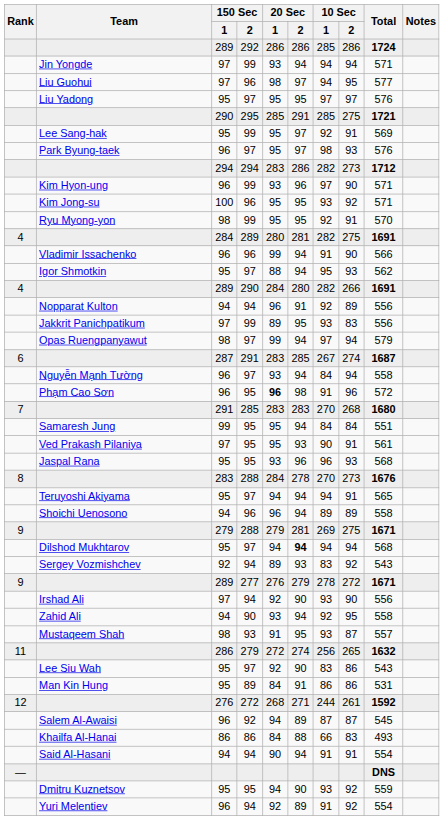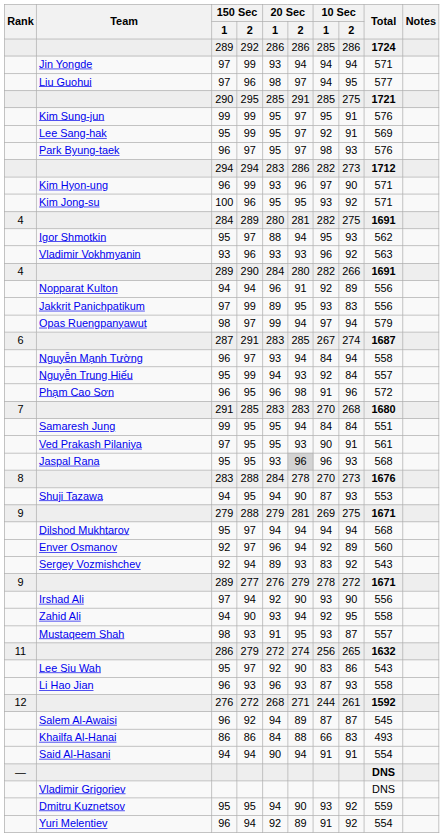- row: (66, 99)
+ row: (72, 116)
- row: (77, 220)
- row: (88, 254)
+ row: (90, 254)
+ row: (86, 375)
(275, 392) bold -> (275, 392) normal
(301, 461) no background -> (301, 461) lightgrey background
- row: (84, 496)
+ row: (71, 496)
- row: (83, 513)
(301, 548) bold -> (301, 530) normal
+ row: (78, 548)
+ row: (66, 686)
- row: (74, 686)
+ row: (82, 789)
